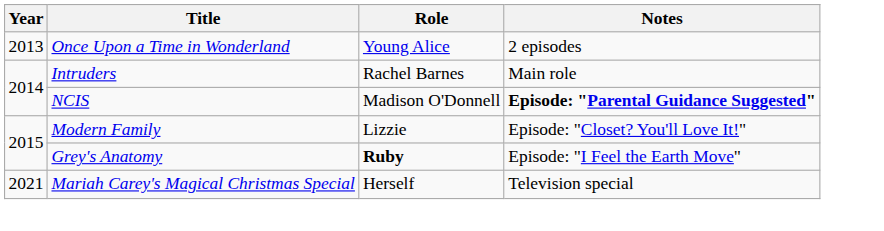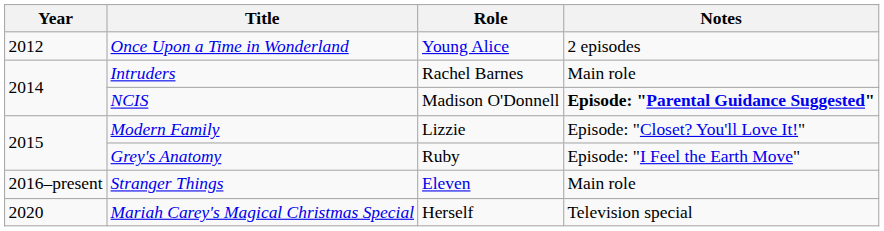(26, 45) 2013 -> (26, 45) 2012
(383, 156) bold -> (441, 156) normal
+ row: (167, 184)
(26, 184) 2021 -> (26, 211) 2020
